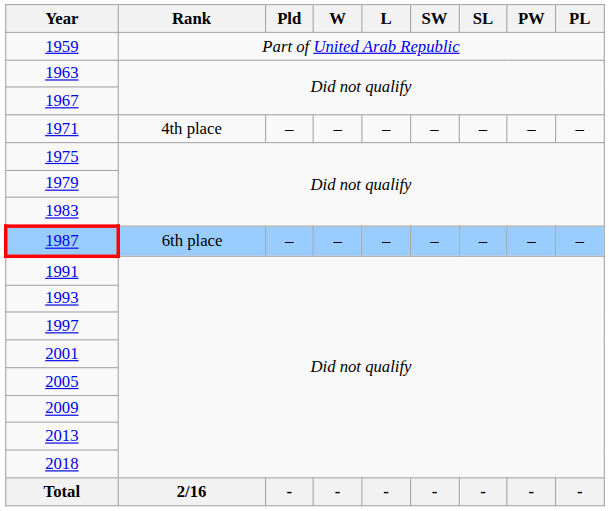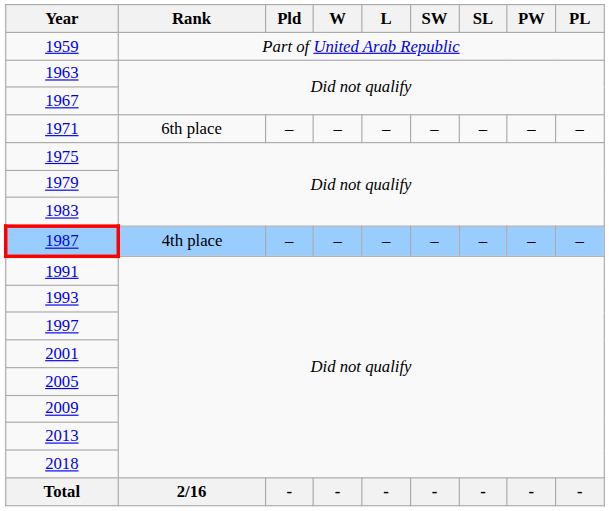(191, 128) 4th place -> (191, 128) 6th place
(192, 241) 6th place -> (192, 241) 4th place
